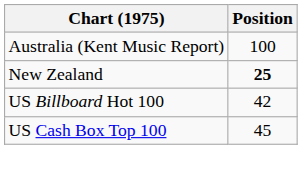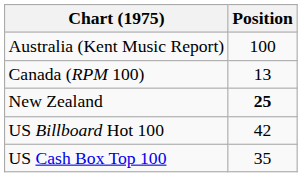+ row: (77, 74)
(263, 130) 45 -> (263, 158) 35
